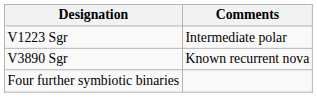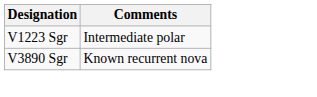- row: (93, 80)
